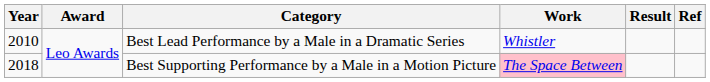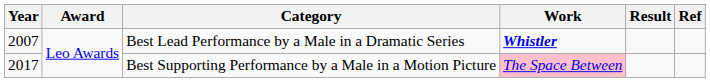(23, 41) 2010 -> (23, 41) 2007
(529, 41) normal -> (530, 41) bold
(23, 65) 2018 -> (23, 65) 2017
